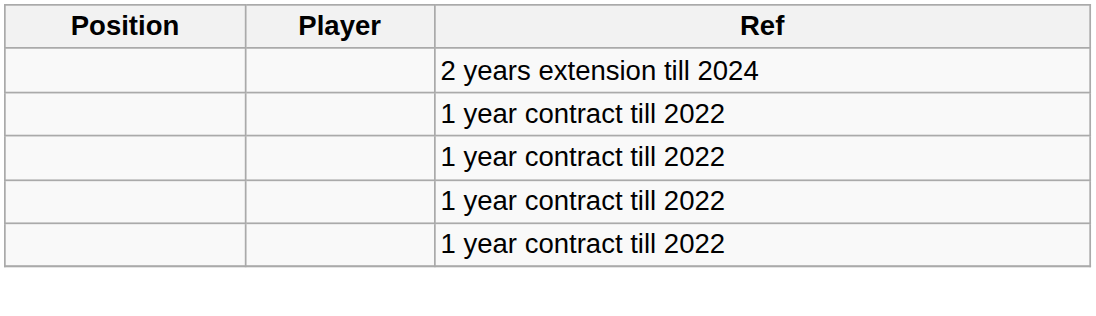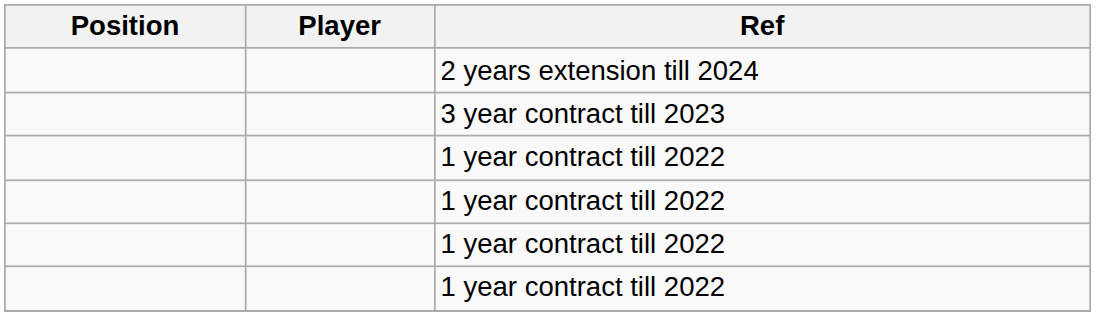+ row: (125, 114)
